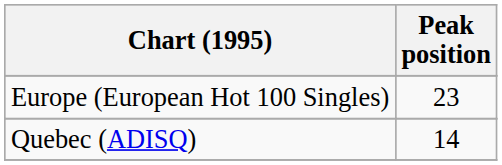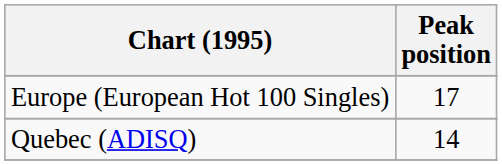(446, 97) 23 -> (446, 97) 17
